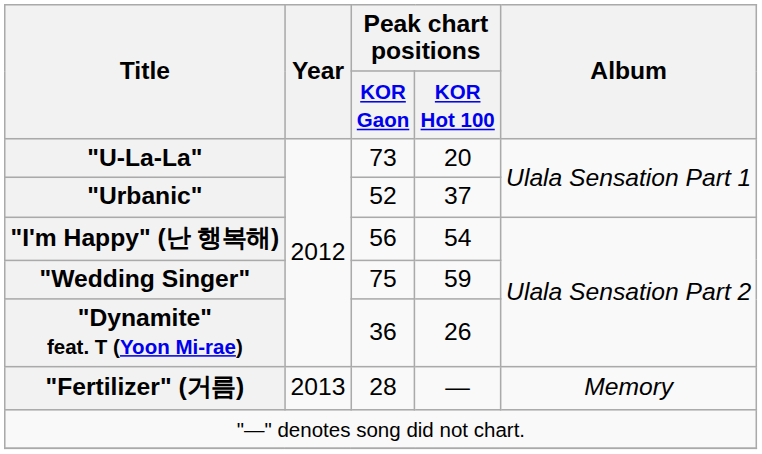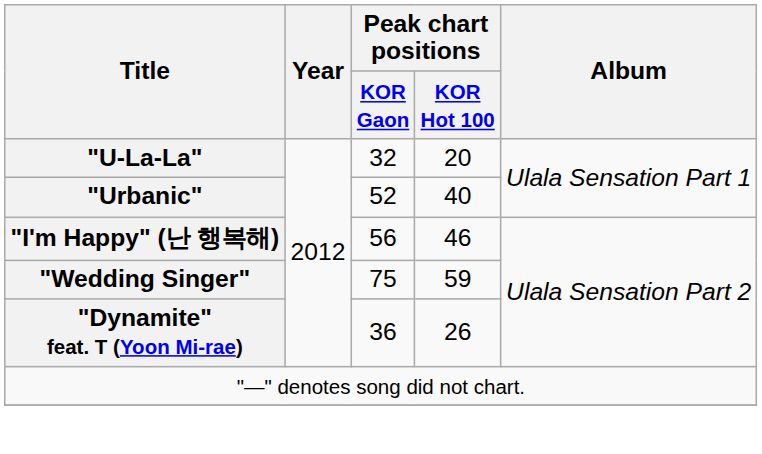(383, 157) 73 -> (383, 157) 32
(458, 196) 37 -> (458, 196) 40
(458, 238) 54 -> (458, 238) 46
- row: (145, 386)
